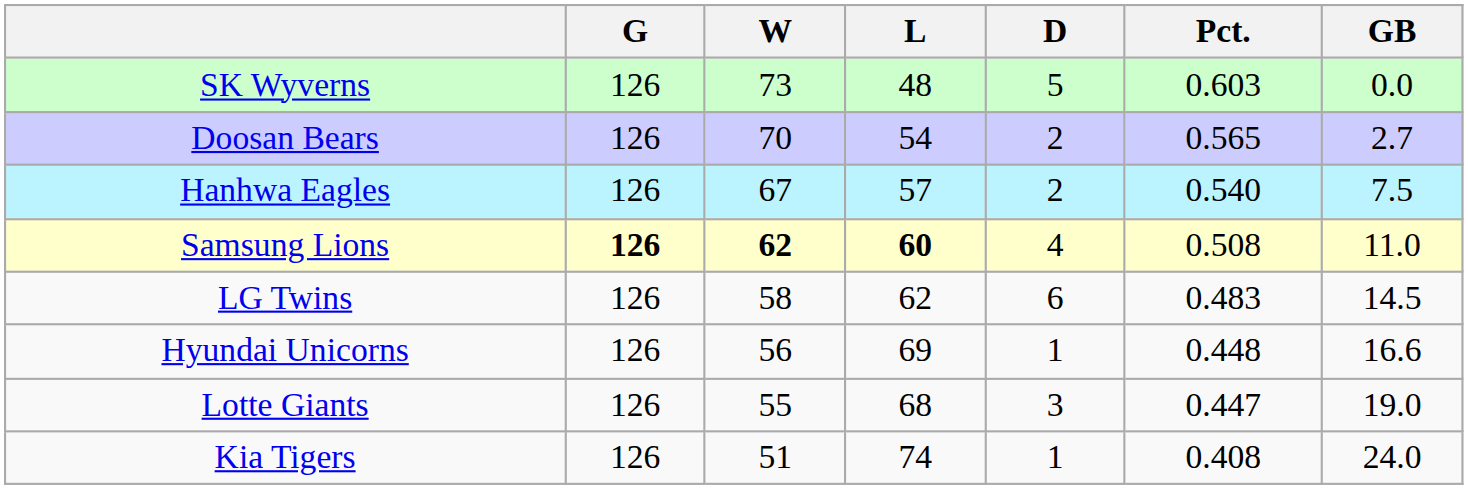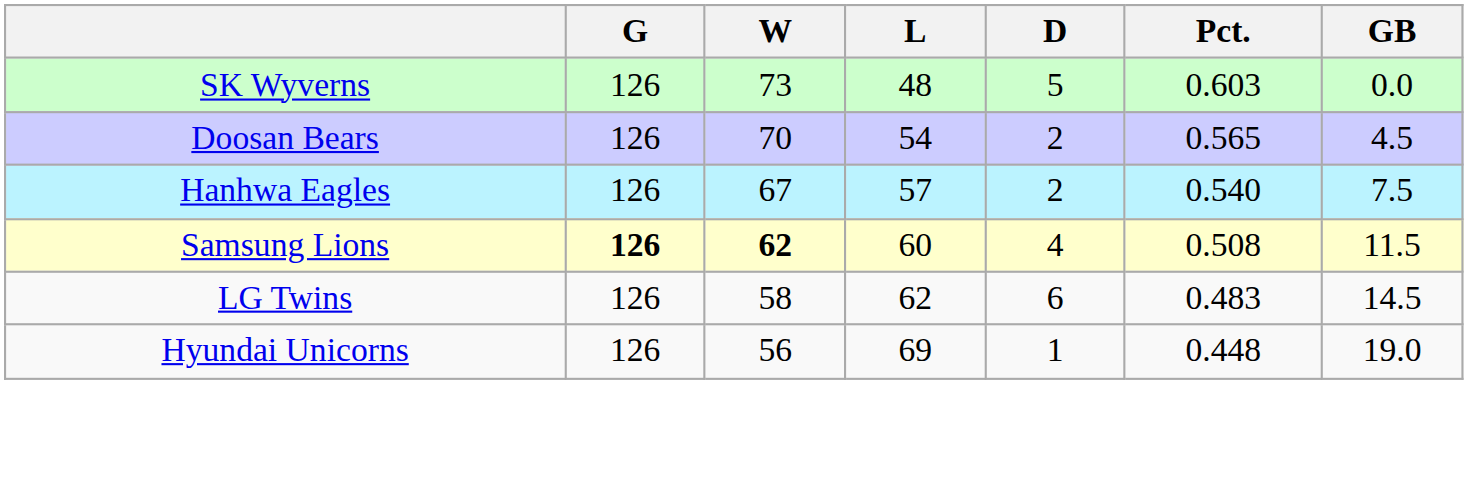(1392, 137) 2.7 -> (1392, 137) 4.5
(915, 244) bold -> (915, 244) normal
(1392, 244) 11.0 -> (1392, 244) 11.5
(1392, 350) 16.6 -> (1392, 350) 19.0
- row: (285, 404)
- row: (285, 457)
